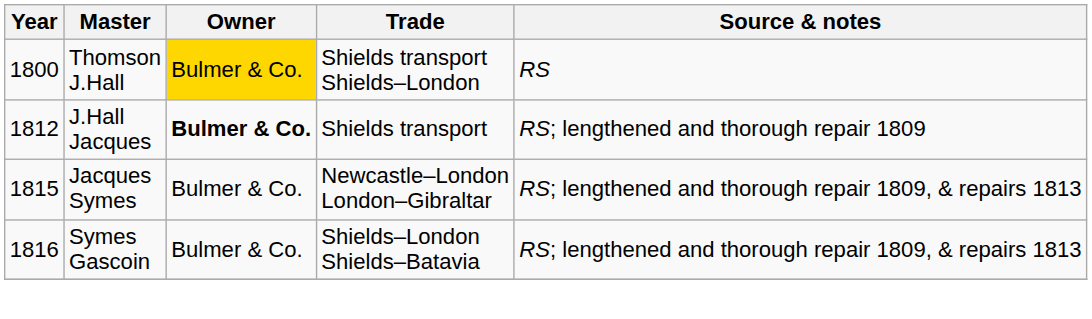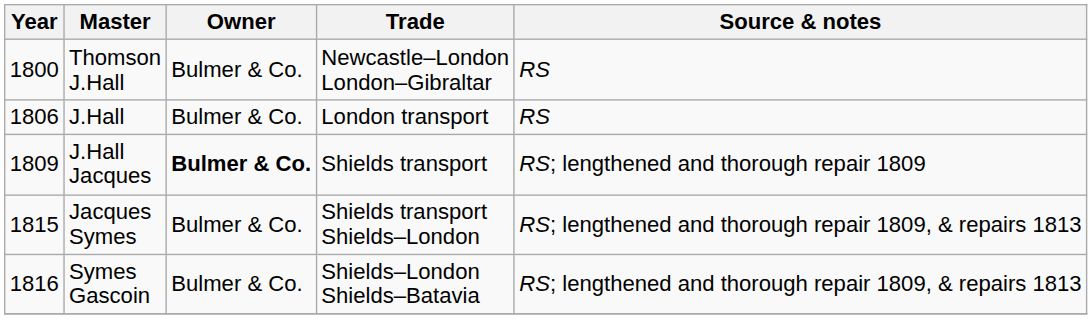(237, 69) gold background -> (237, 69) no background
(404, 69) Shields transport Shields–London -> (415, 69) Newcastle–London London–Gibraltar
+ row: (97, 116)
(34, 129) 1812 -> (34, 164) 1809
(415, 189) Newcastle–London London–Gibraltar -> (404, 224) Shields transport Shields–London
